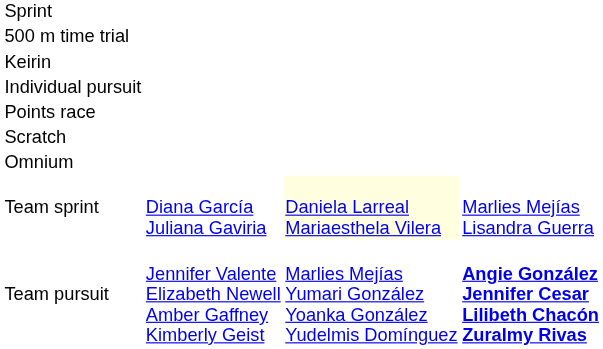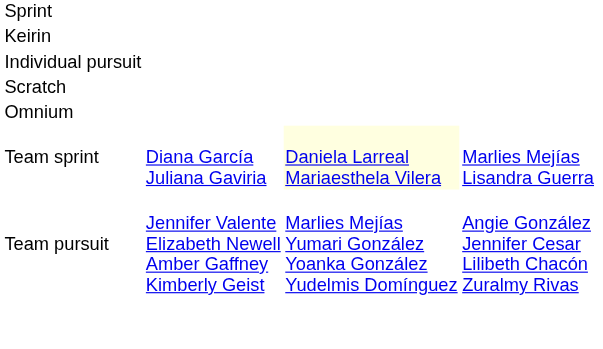- row: (67, 36)
- row: (50, 111)
(531, 304) bold -> (527, 254) normal
